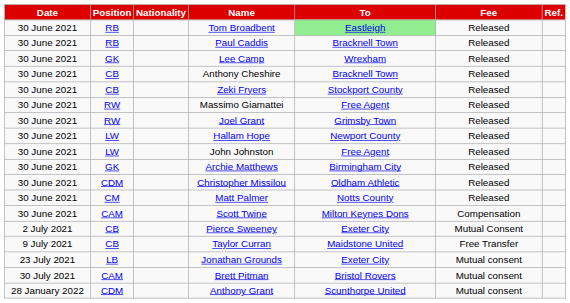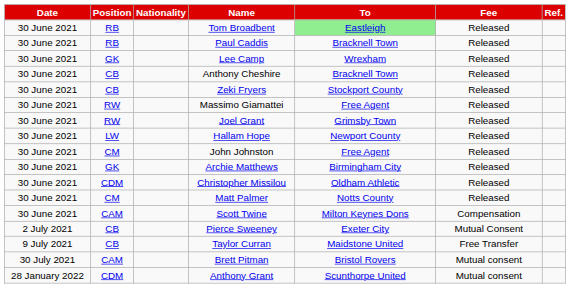(112, 152) LW -> (112, 152) CM
- row: (242, 260)
